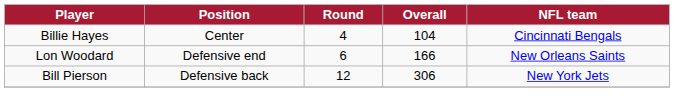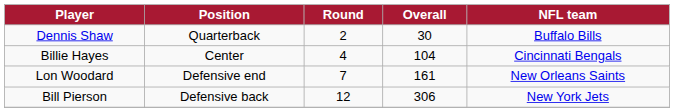+ row: (75, 35)
(343, 55) 6 -> (343, 76) 7
(425, 55) 166 -> (425, 76) 161
